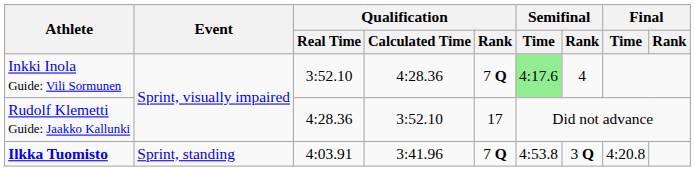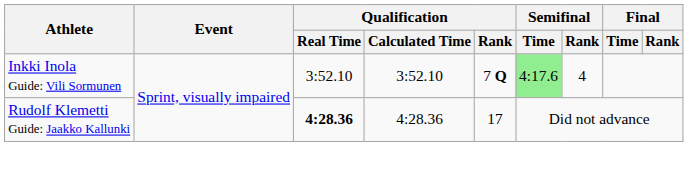(420, 76) 4:28.36 -> (420, 76) 3:52.10
(329, 119) normal -> (329, 119) bold
(420, 119) 3:52.10 -> (420, 119) 4:28.36
- row: (58, 154)
